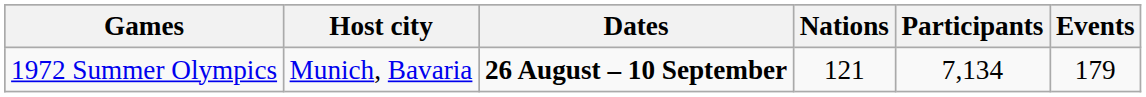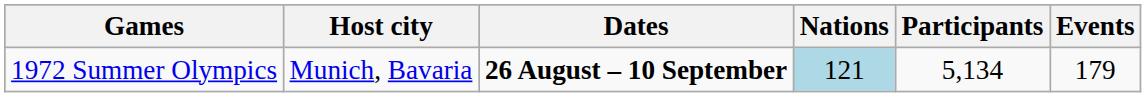(844, 69) no background -> (844, 69) lightblue background
(972, 69) 7,134 -> (972, 69) 5,134
